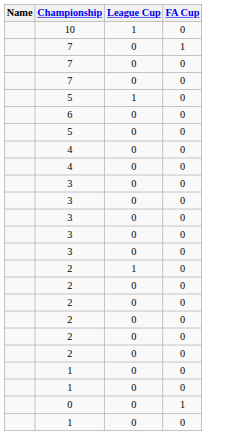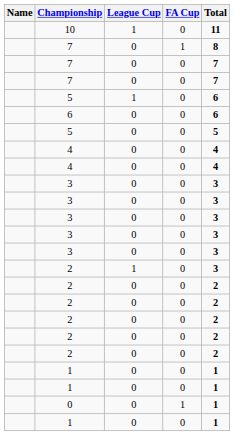+ column: (216, 13)
